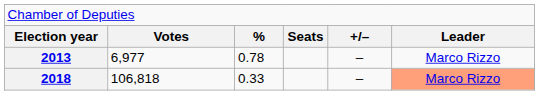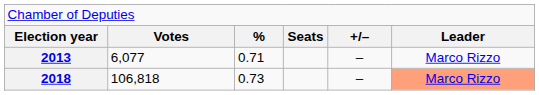(128, 57) 6,977 -> (128, 57) 6,077
(251, 57) 0.78 -> (251, 57) 0.71
(251, 79) 0.33 -> (251, 79) 0.73
